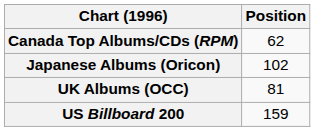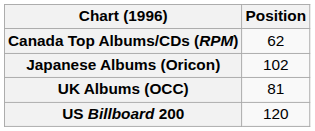(276, 114) 159 -> (276, 114) 120
